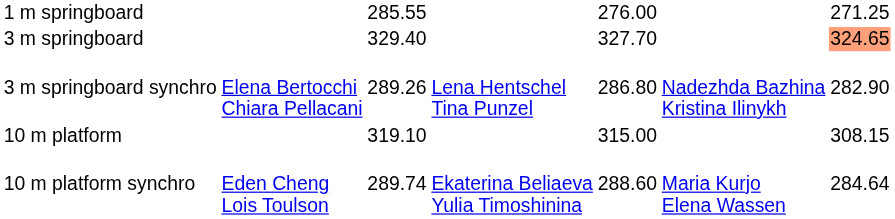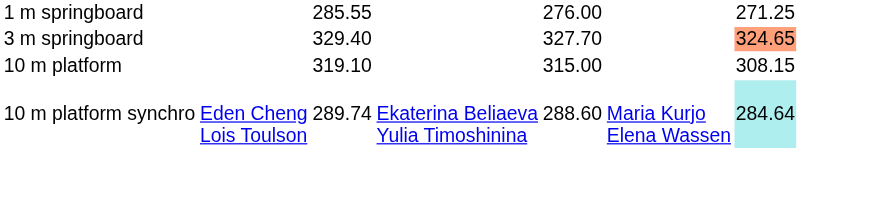- row: (110, 87)
(860, 184) no background -> (765, 114) paleturquoise background
